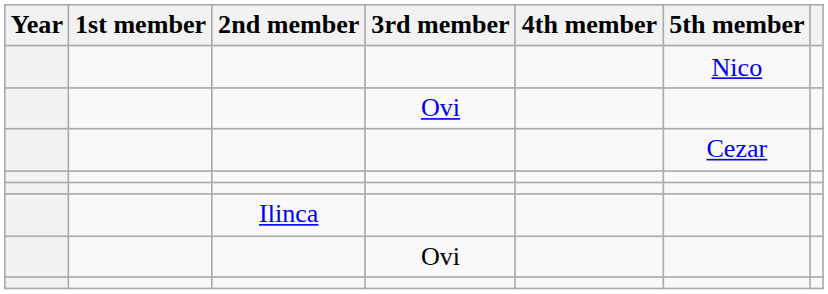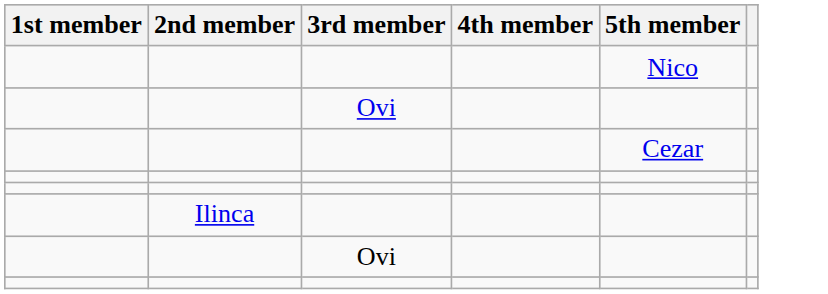- column: (37, 25)
